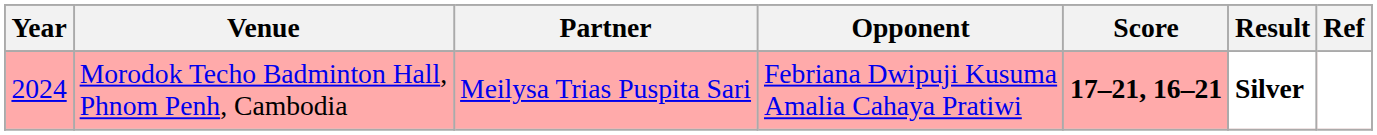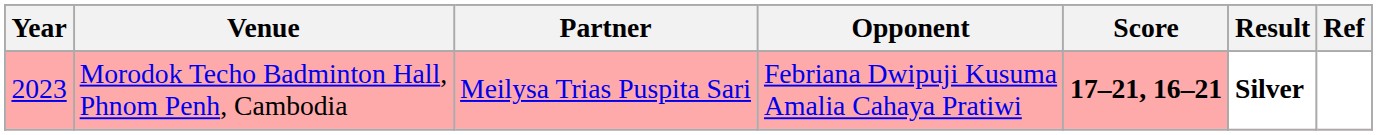(39, 89) 2024 -> (39, 89) 2023
